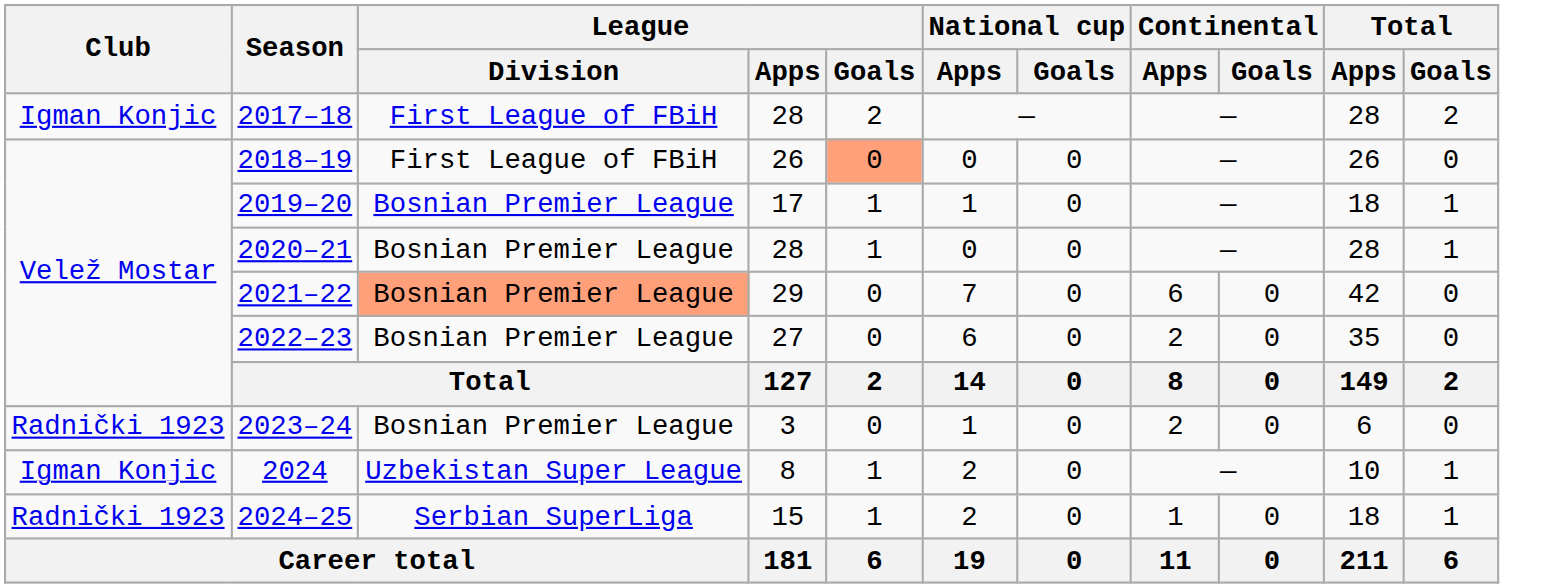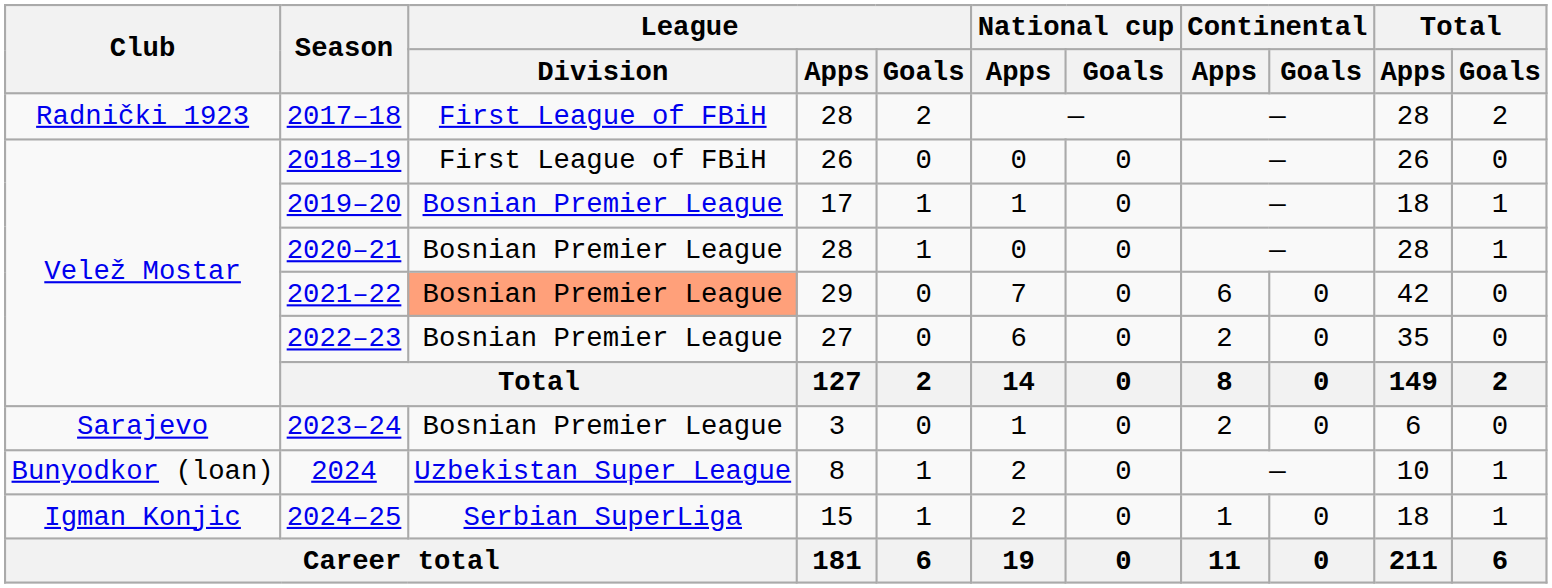(118, 116) Igman Konjic -> (143, 116) Radnički 1923
(875, 161) lightsalmon background -> (924, 161) no background
(118, 428) Radnički 1923 -> (143, 428) Sarajevo
(118, 472) Igman Konjic -> (143, 472) Bunyodkor (loan)
(118, 517) Radnički 1923 -> (143, 517) Igman Konjic
